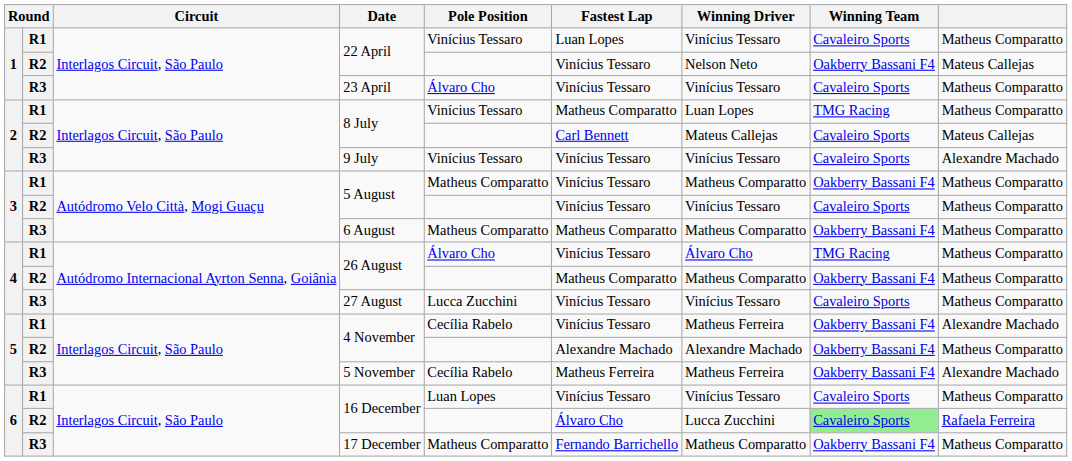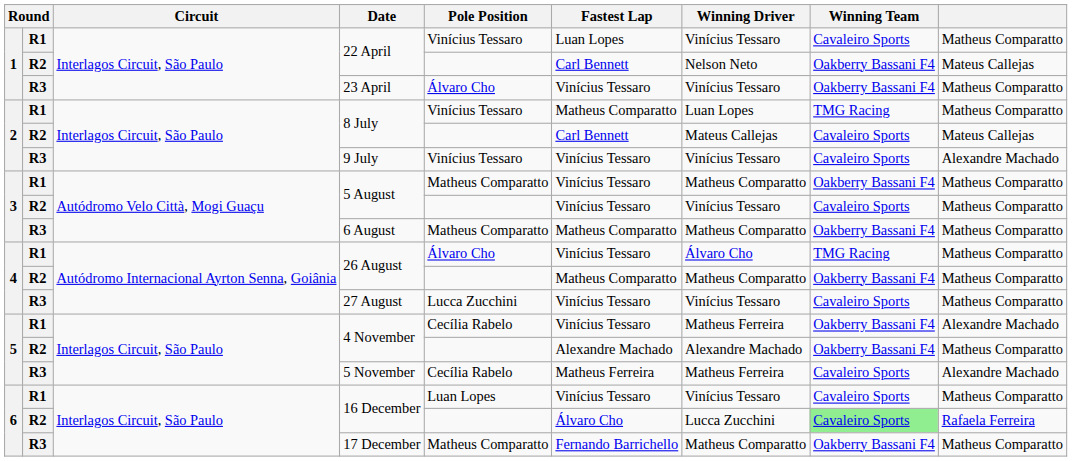(603, 63) Vinícius Tessaro -> (592, 63) Carl Bennett
(861, 87) Cavaleiro Sports -> (874, 87) Oakberry Bassani F4
(874, 372) Oakberry Bassani F4 -> (861, 372) Cavaleiro Sports
